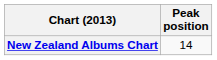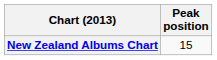(186, 45) 14 -> (186, 45) 15
